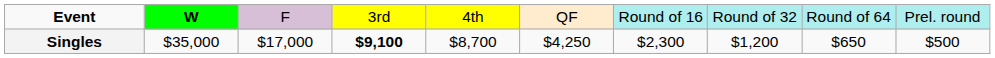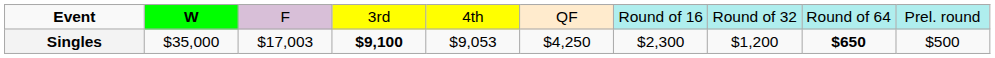(285, 42) $17,000 -> (285, 42) $17,003
(473, 42) $8,700 -> (473, 42) $9,053
(849, 42) normal -> (849, 42) bold
